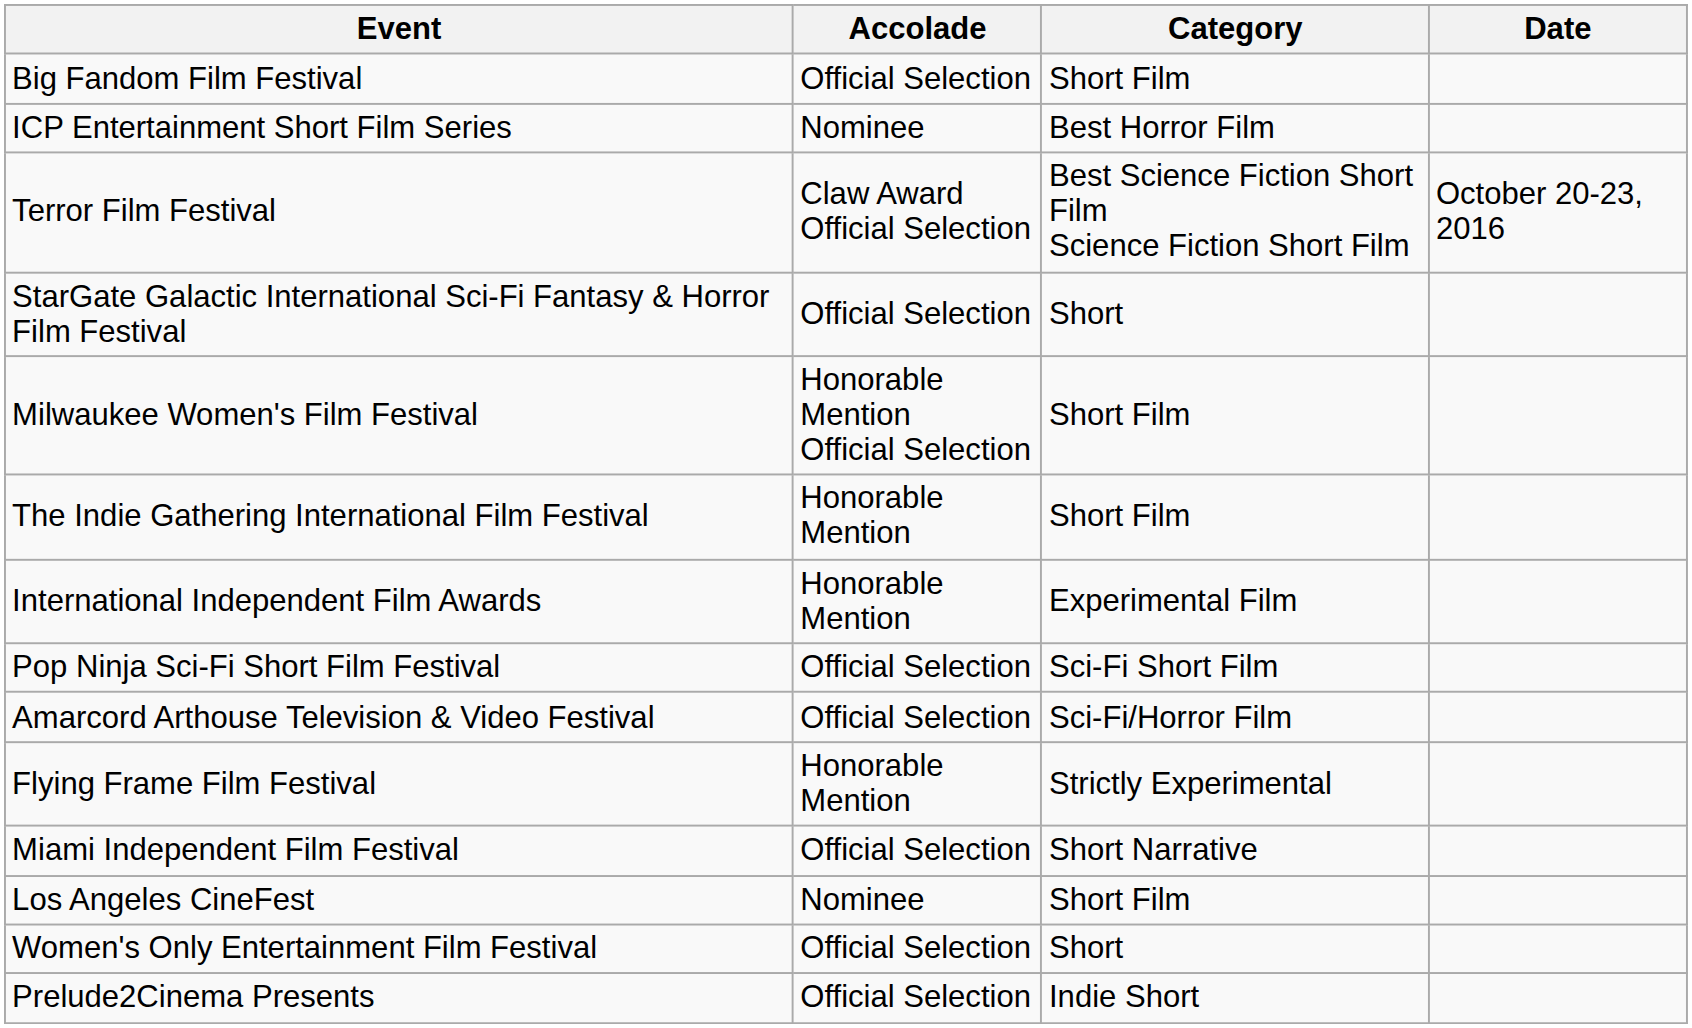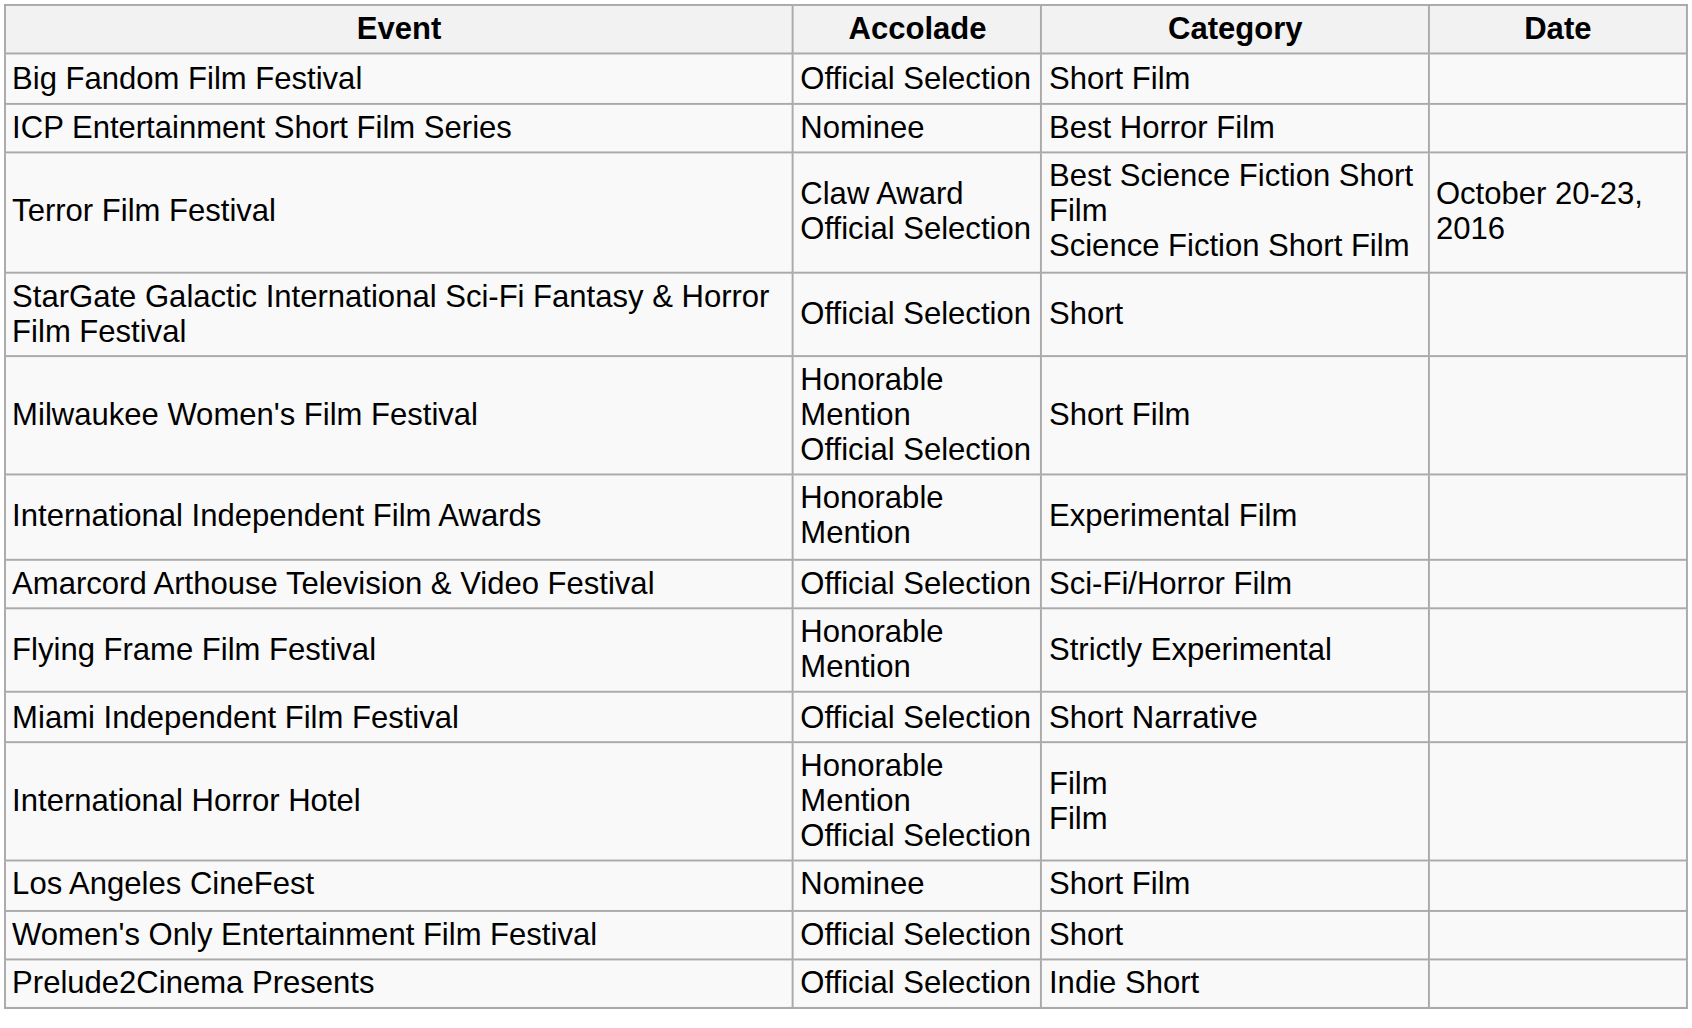- row: (330, 516)
- row: (256, 667)
+ row: (186, 800)
